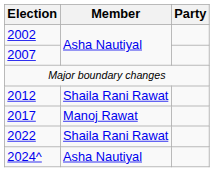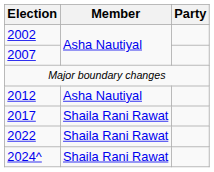(116, 95) Shaila Rani Rawat -> (103, 95) Asha Nautiyal
(100, 116) Manoj Rawat -> (116, 116) Shaila Rani Rawat
(103, 156) Asha Nautiyal -> (116, 156) Shaila Rani Rawat
